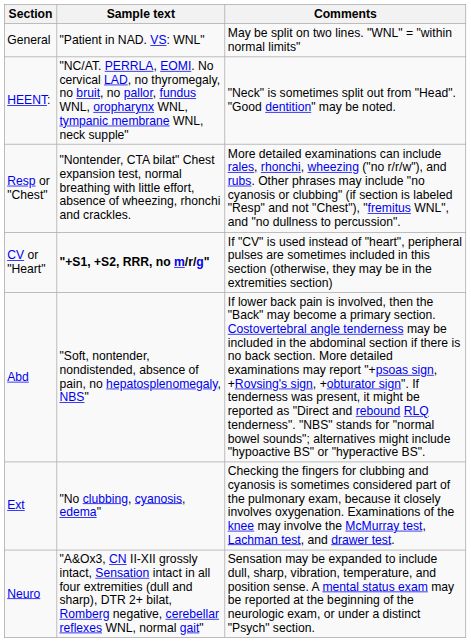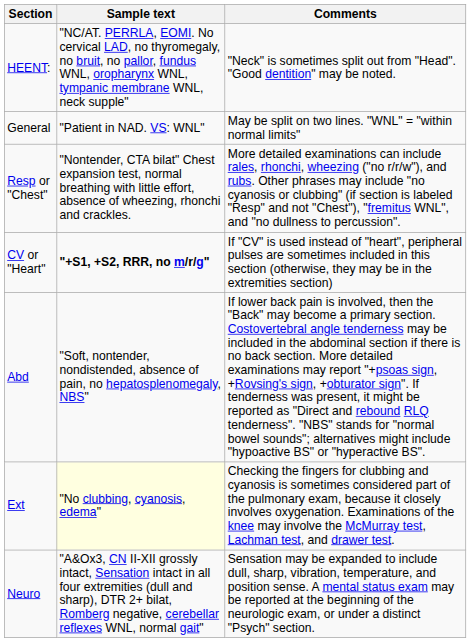rows swapped: (29, 40) <-> (29, 100)
(122, 506) no background -> (122, 506) lightyellow background
